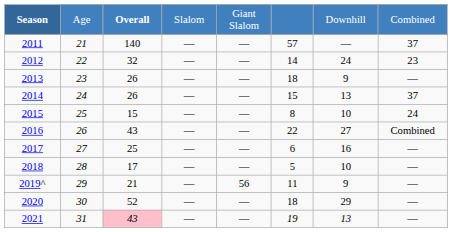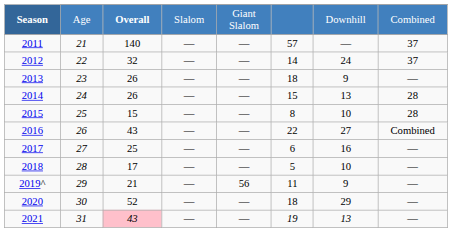(413, 61) 23 -> (413, 61) 37
(413, 96) 37 -> (413, 96) 28
(413, 113) 24 -> (413, 113) 28
